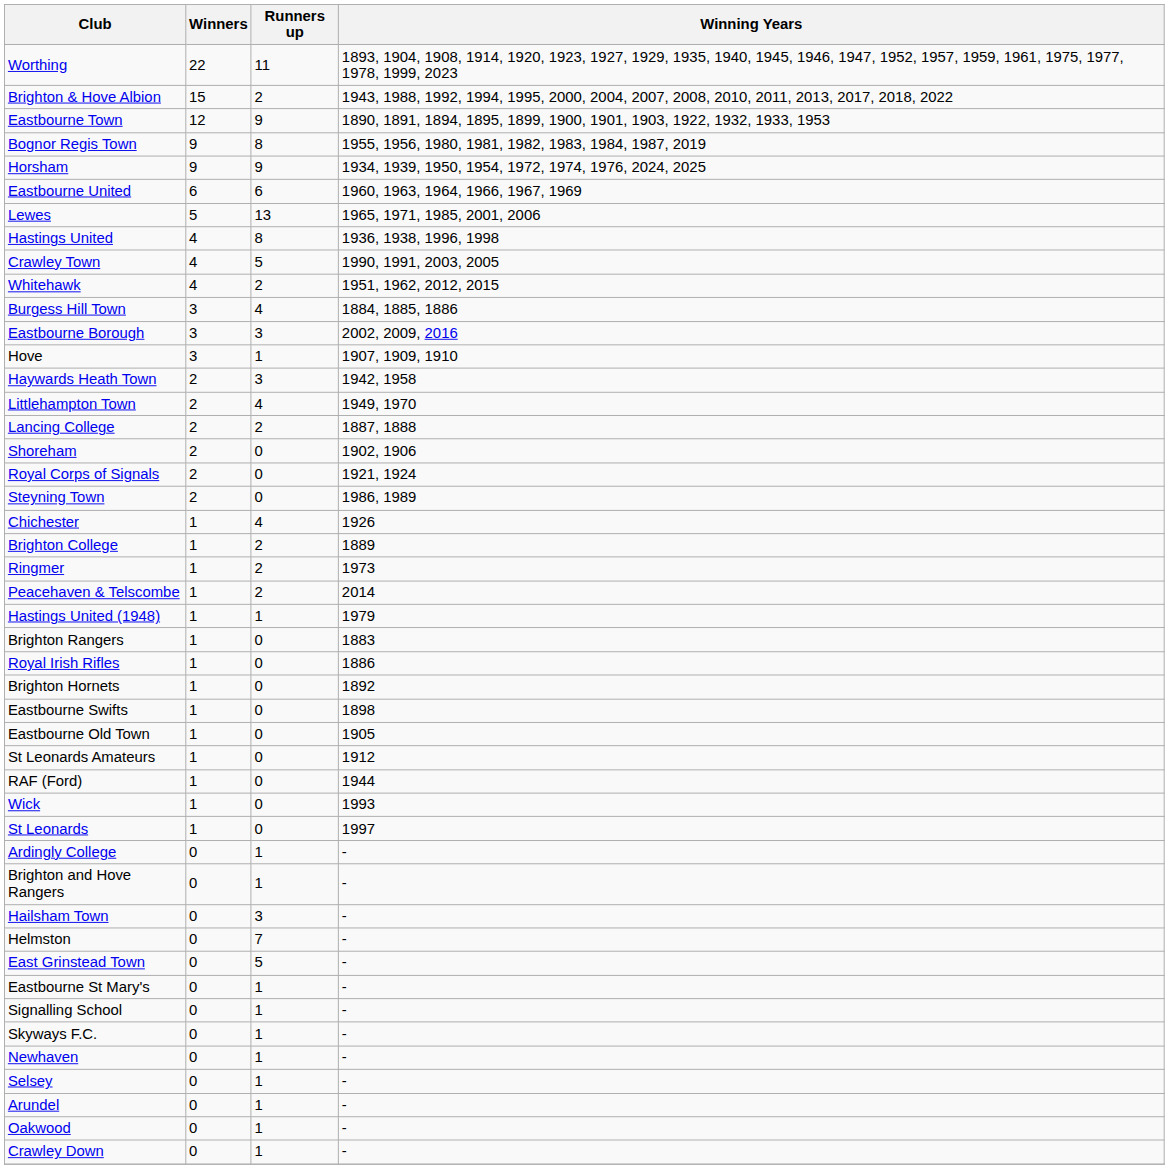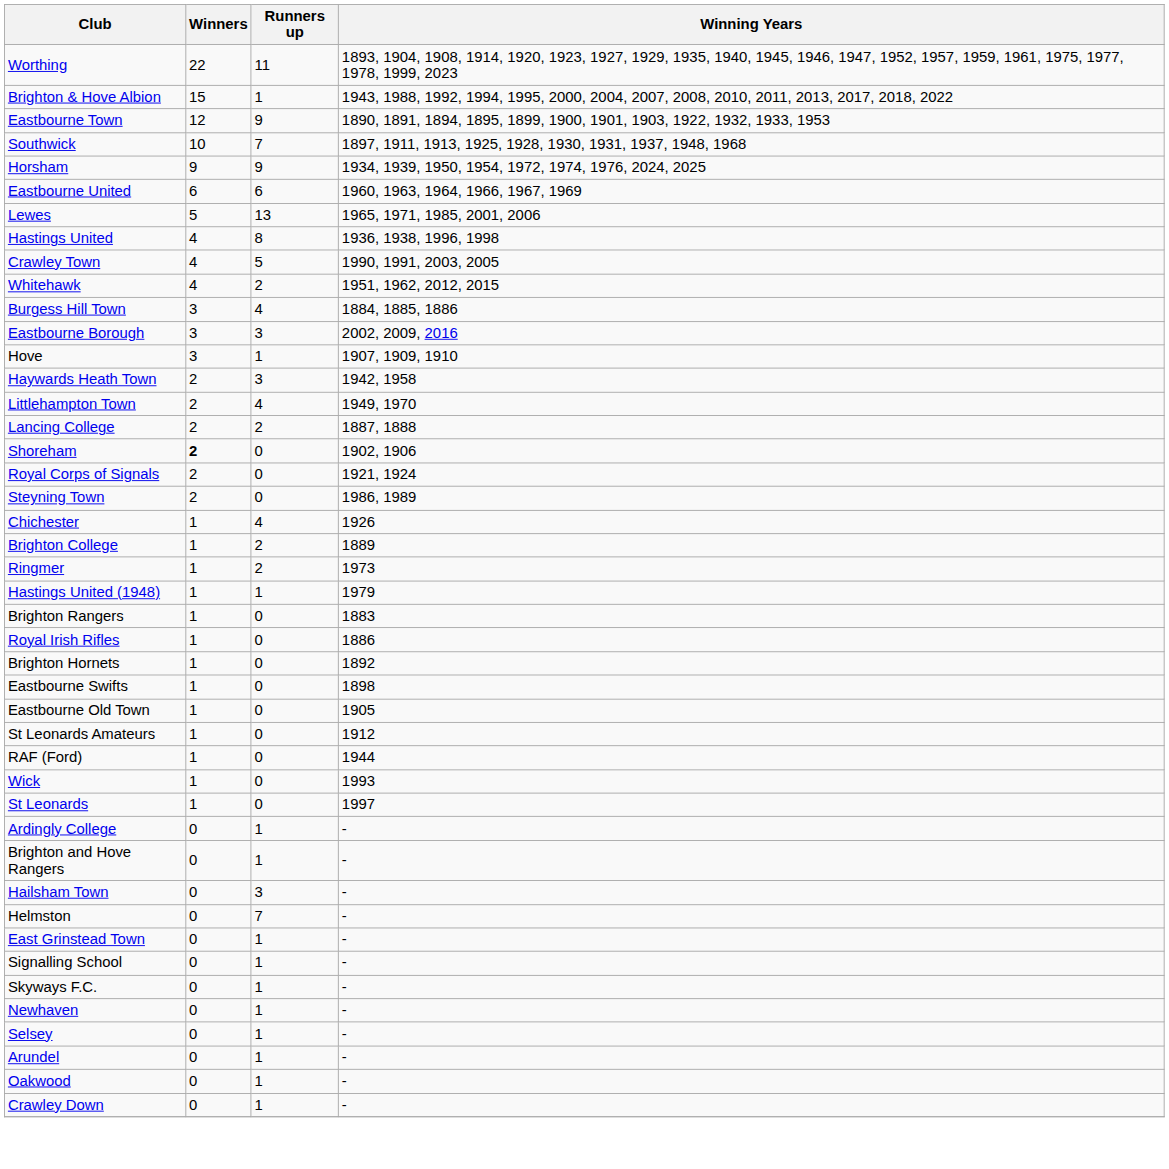(259, 96) 2 -> (259, 96) 1
+ row: (42, 144)
- row: (72, 144)
(193, 450) normal -> (193, 450) bold
- row: (94, 592)
(259, 963) 5 -> (259, 939) 1
- row: (79, 986)
